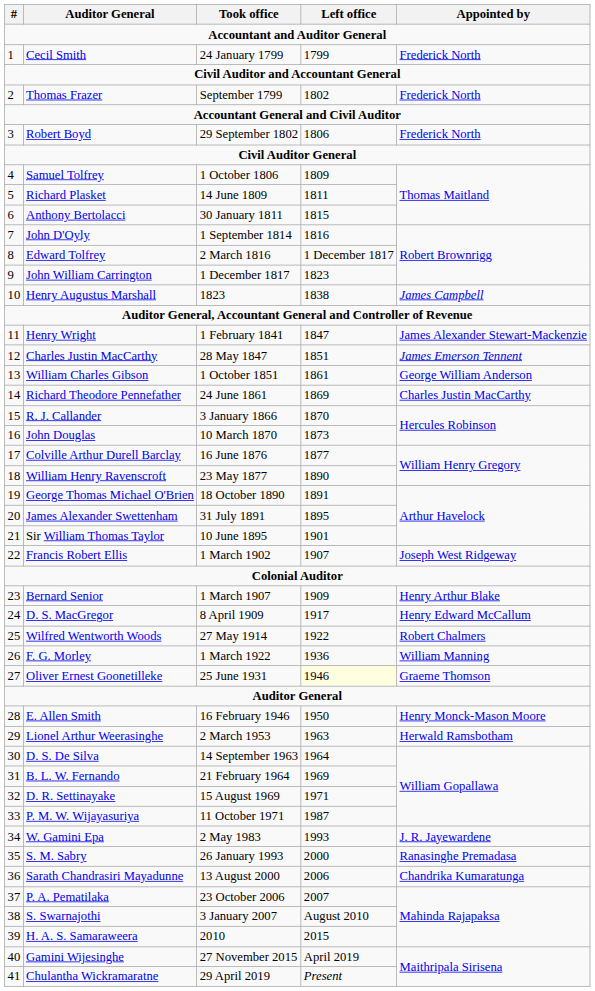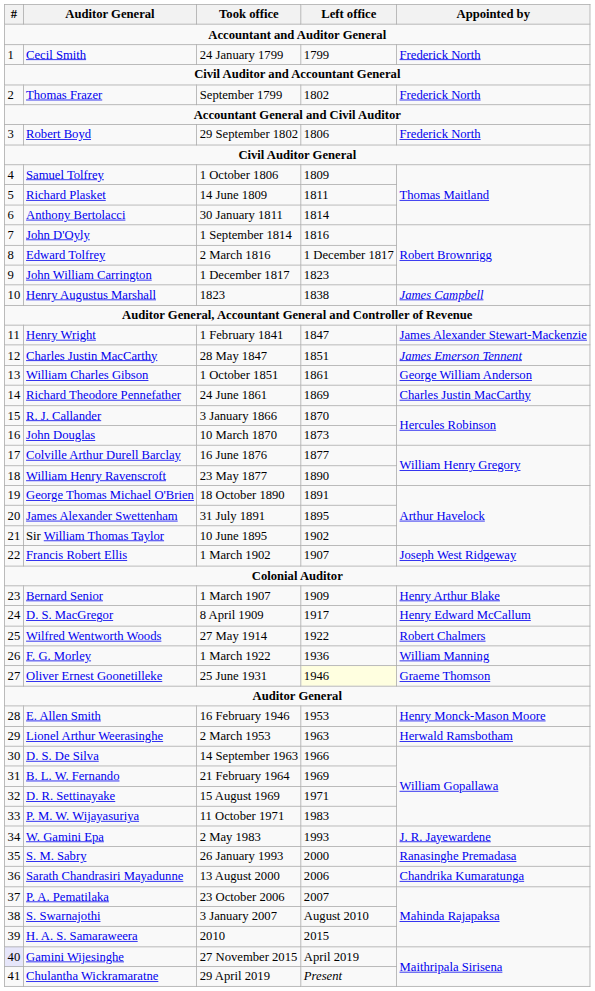(316, 214) 1815 -> (316, 214) 1814
(316, 535) 1901 -> (316, 535) 1902
(316, 716) 1950 -> (316, 716) 1953
(316, 756) 1964 -> (316, 756) 1966
(316, 816) 1987 -> (316, 816) 1983
(14, 956) no background -> (14, 956) lavender background
